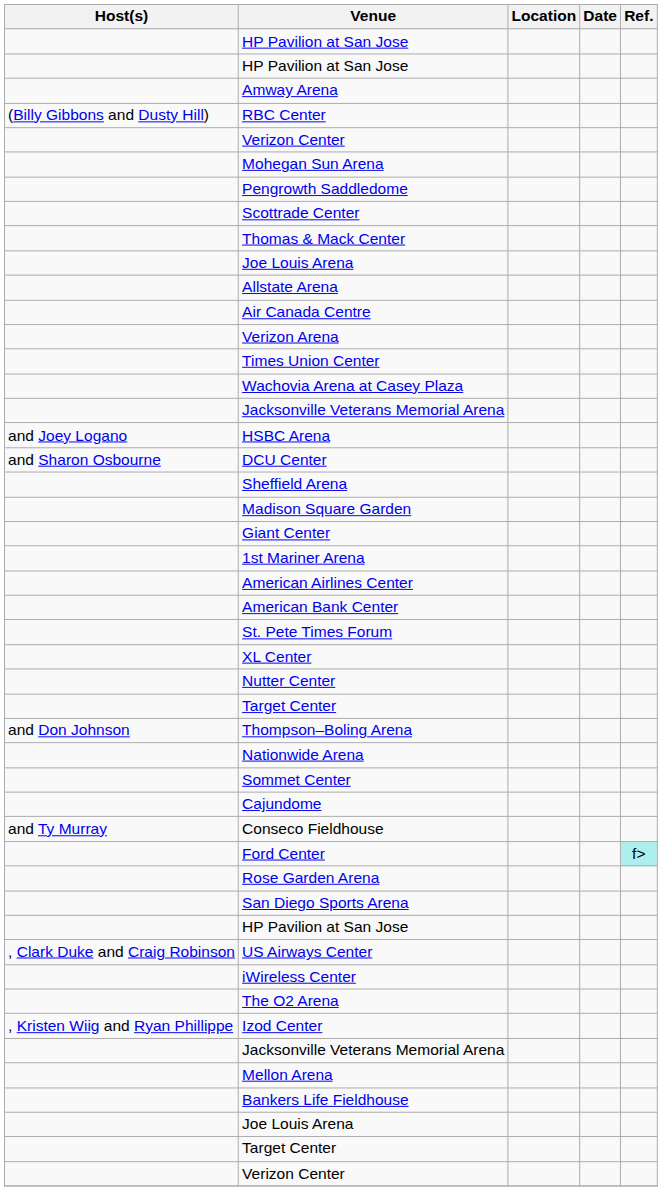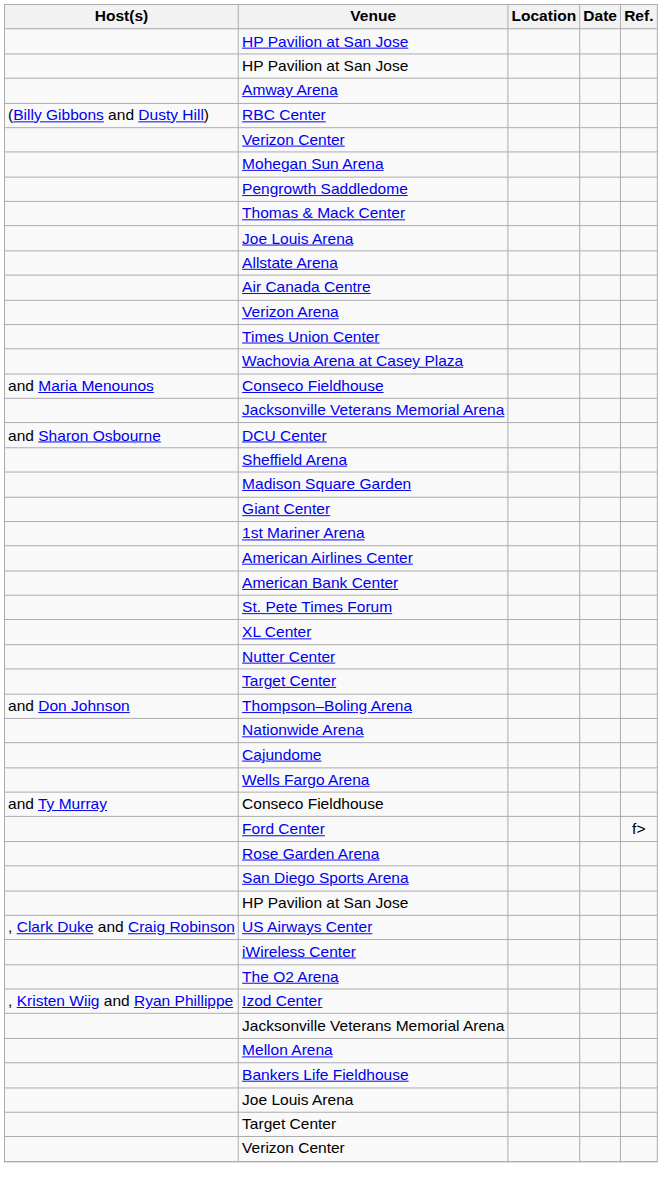- row: (122, 214)
+ row: (81, 386)
- row: (68, 435)
- row: (122, 780)
+ row: (122, 780)
(639, 853) paleturquoise background -> (639, 829) no background
